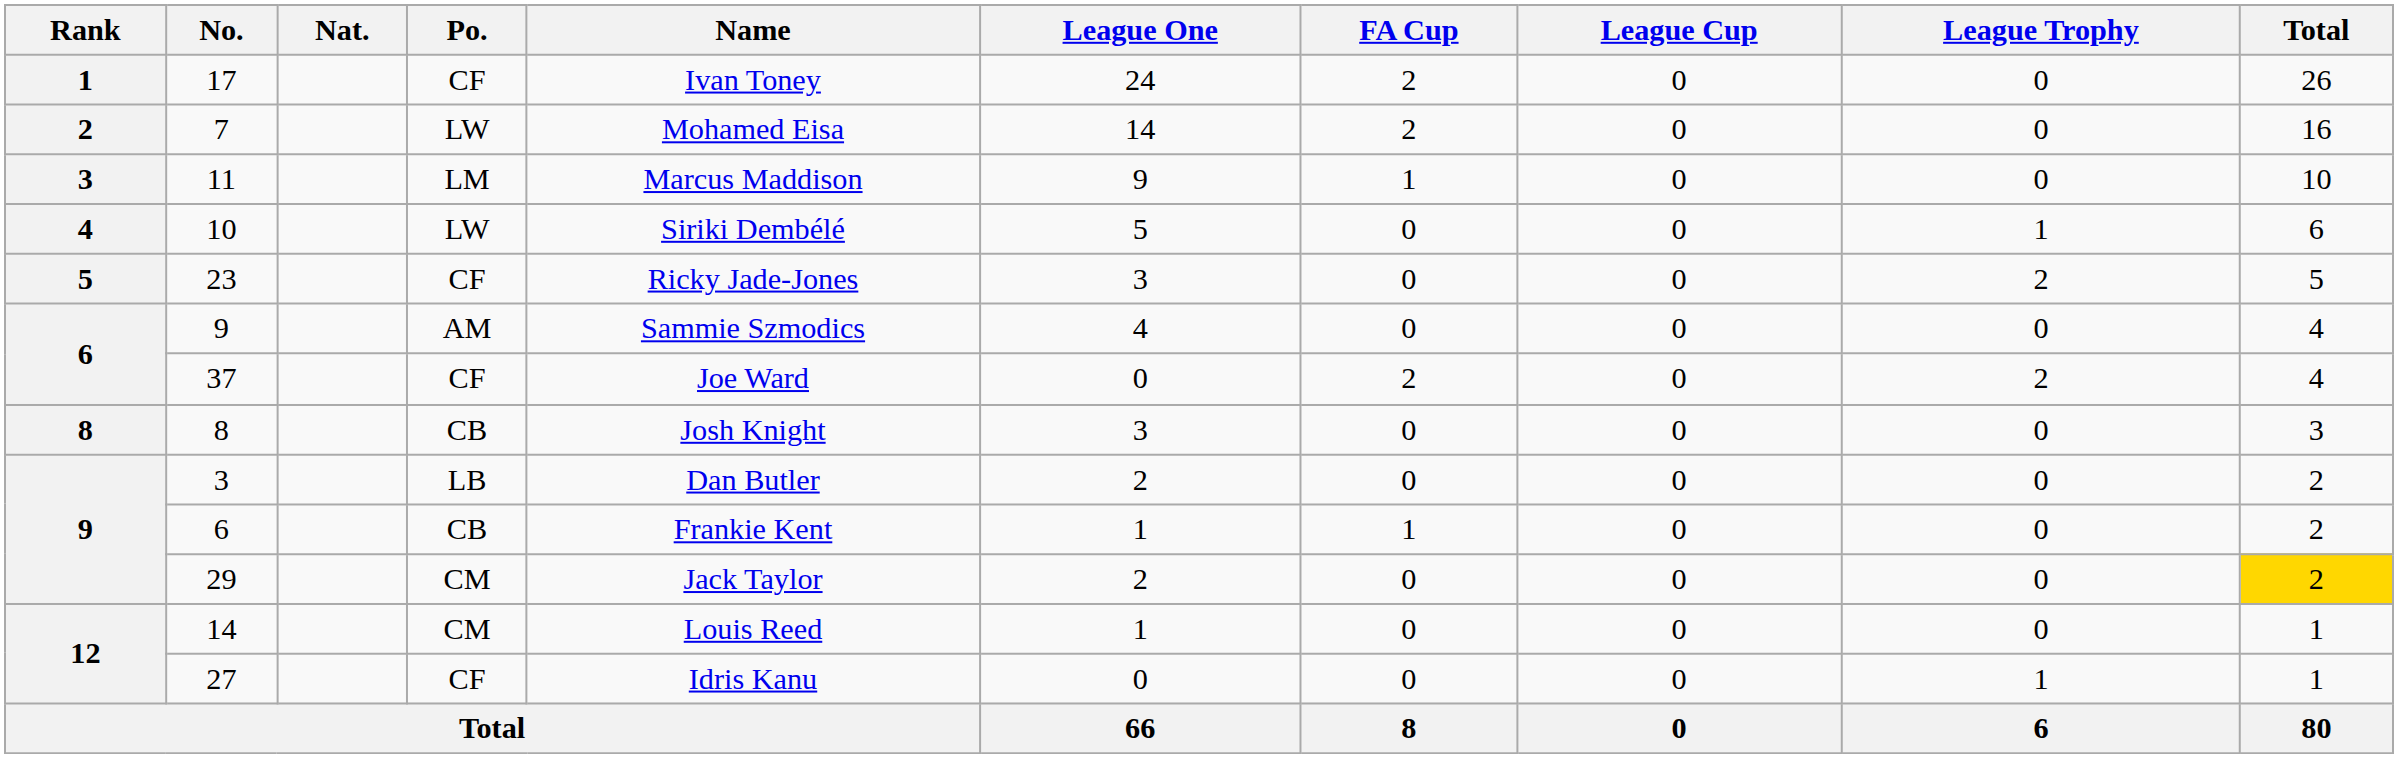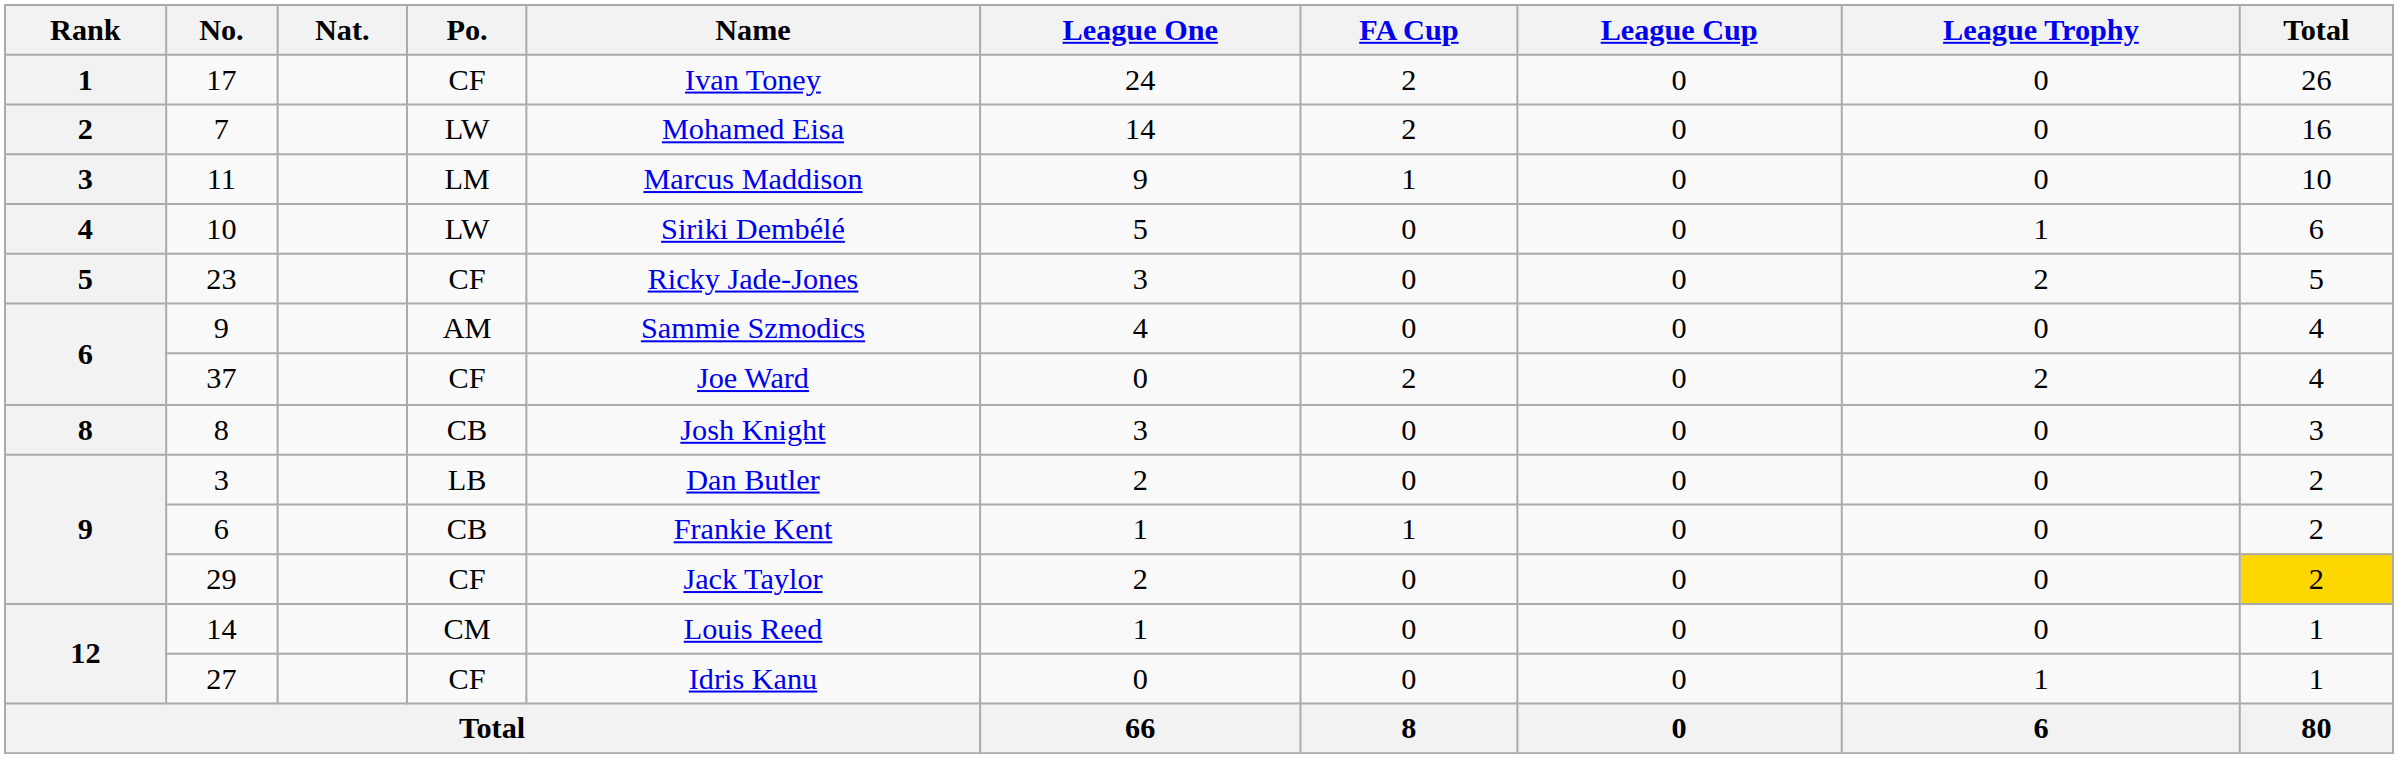(467, 578) CM -> (467, 578) CF
